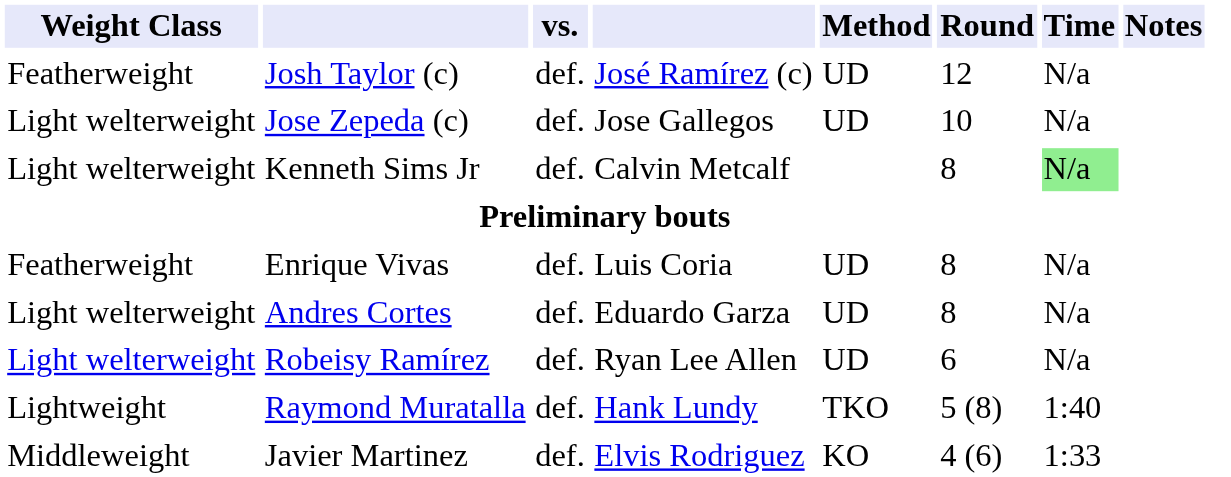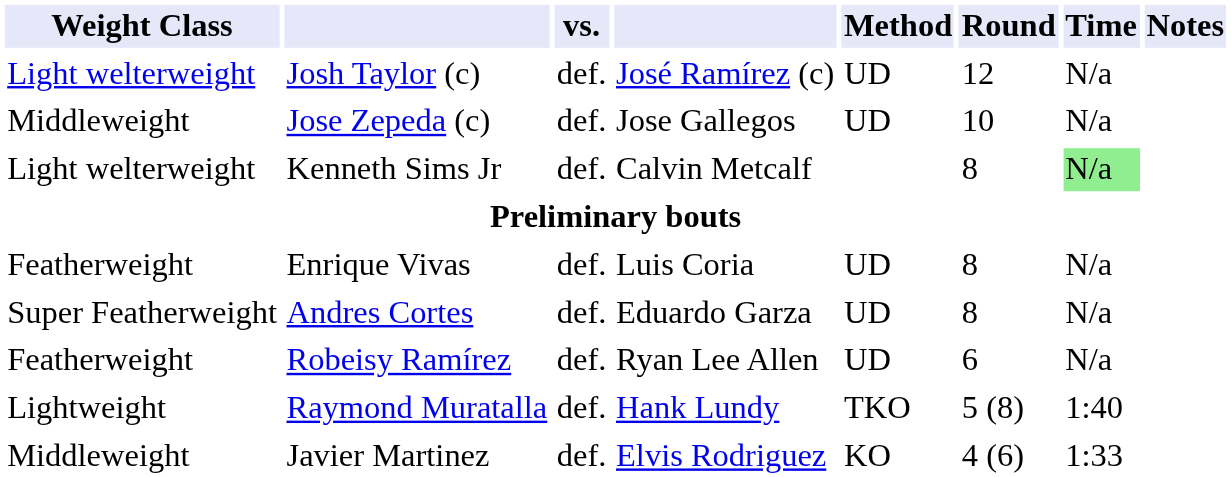(100, 73) Featherweight -> (131, 73) Light welterweight
(131, 121) Light welterweight -> (98, 121) Middleweight
(131, 312) Light welterweight -> (142, 312) Super Featherweight
(131, 360) Light welterweight -> (100, 360) Featherweight
